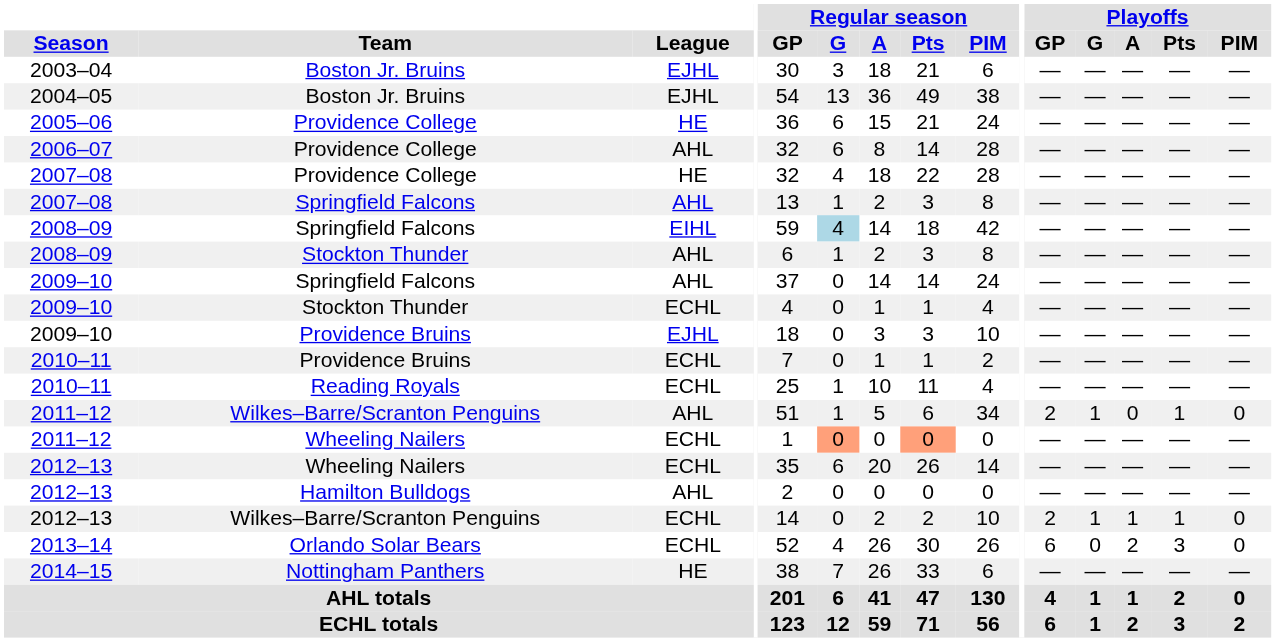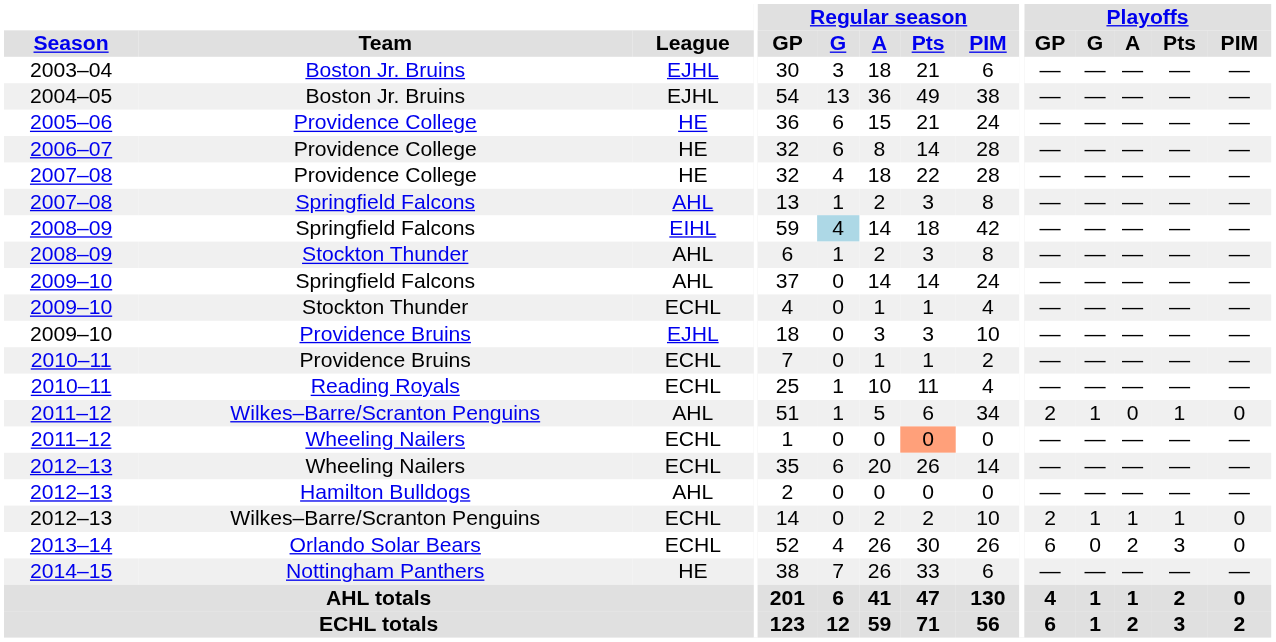(693, 149) AHL -> (693, 149) HE
(838, 439) lightsalmon background -> (838, 439) no background
